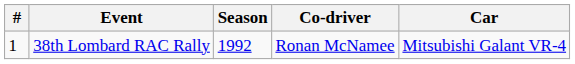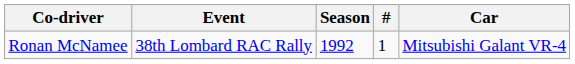columns swapped: (17, 17) <-> (335, 17)
